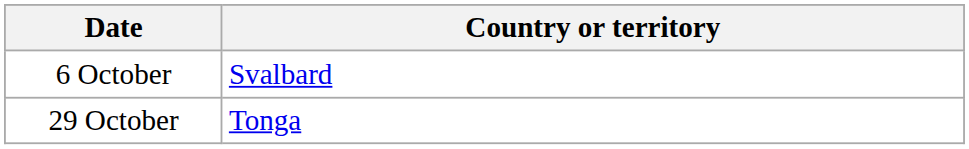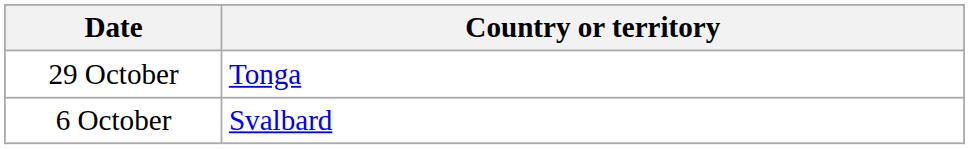rows swapped: (114, 73) <-> (114, 119)
